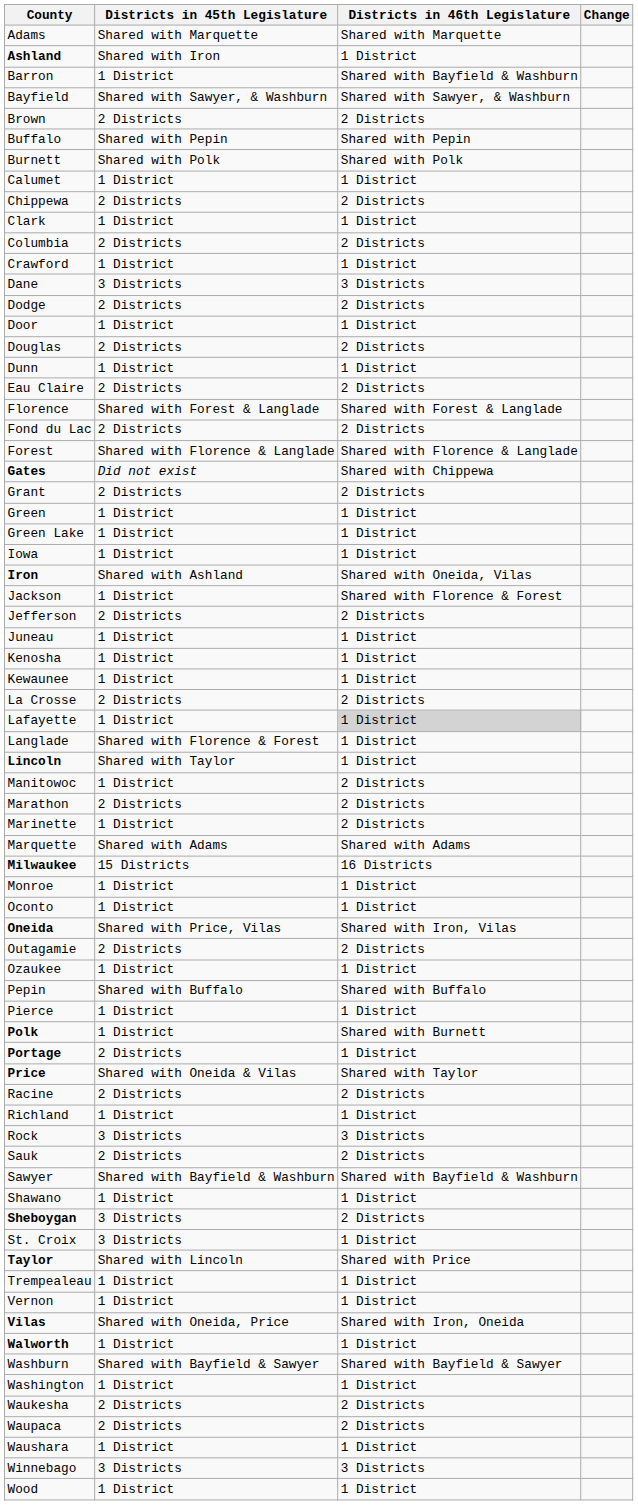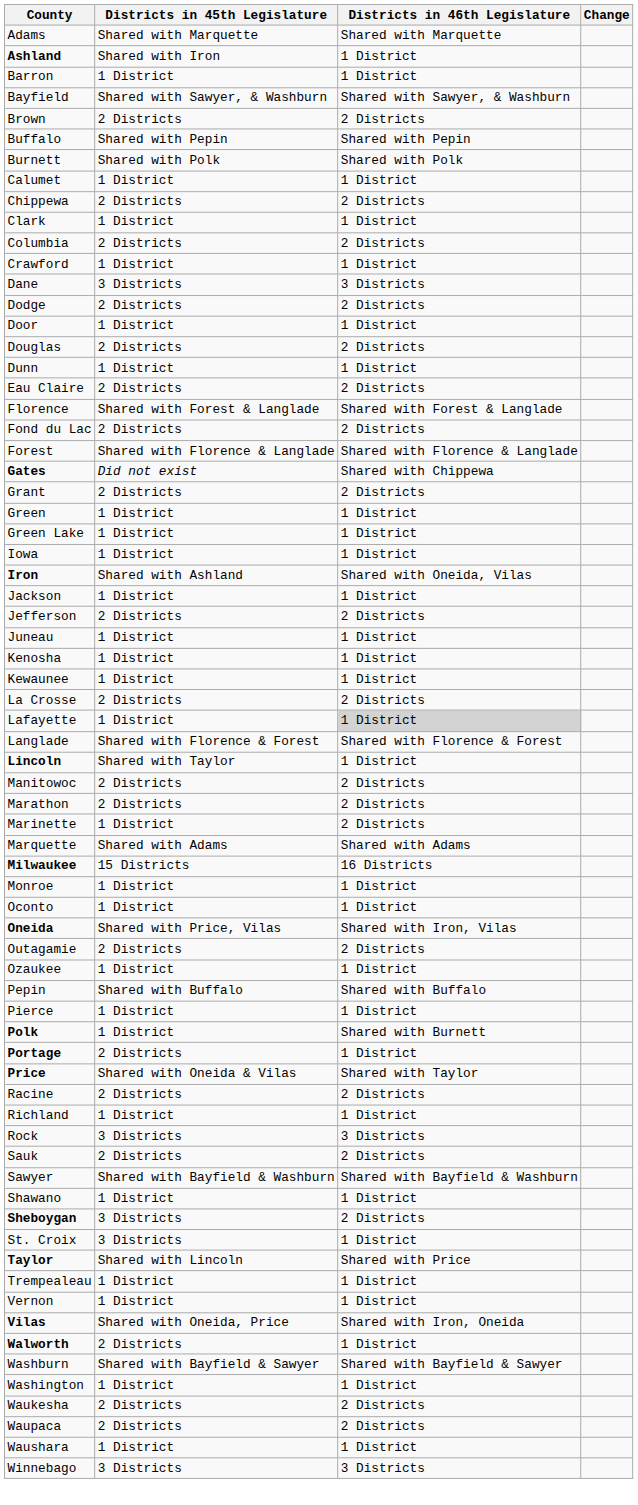(459, 77) Shared with Bayfield & Washburn -> (379, 77) 1 District
(452, 596) Shared with Florence & Forest -> (379, 596) 1 District
(379, 742) 1 District -> (452, 742) Shared with Florence & Forest
(136, 783) 1 District -> (140, 783) 2 Districts
(136, 1344) 1 District -> (140, 1344) 2 Districts
- row: (23, 1489)
